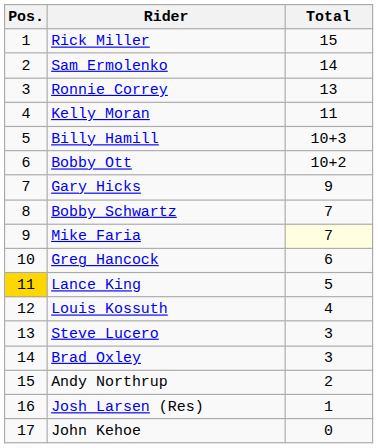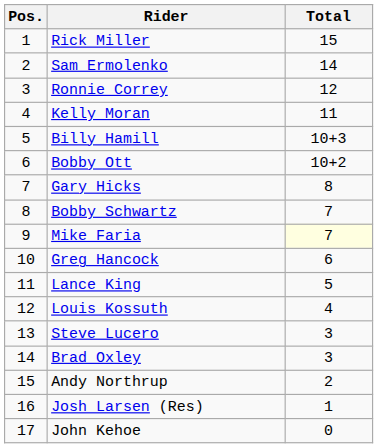(329, 90) 13 -> (329, 90) 12
(329, 187) 9 -> (329, 187) 8
(26, 285) gold background -> (26, 285) no background
